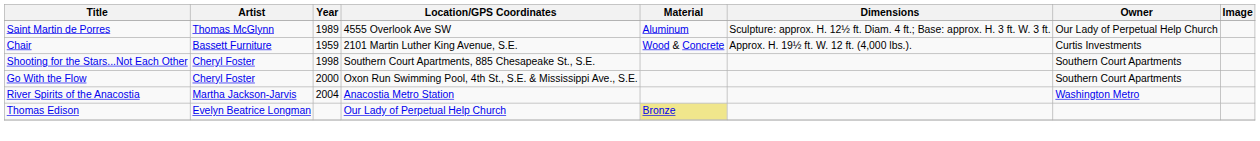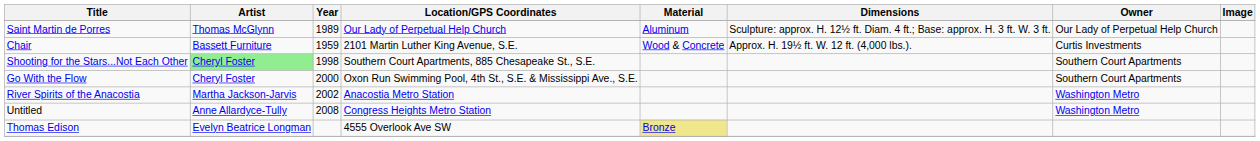(397, 29) 4555 Overlook Ave SW -> (425, 29) Our Lady of Perpetual Help Church
(224, 62) no background -> (224, 62) lightgreen background
(327, 95) 2004 -> (327, 95) 2002
+ row: (24, 111)
(425, 111) Our Lady of Perpetual Help Church -> (397, 128) 4555 Overlook Ave SW
